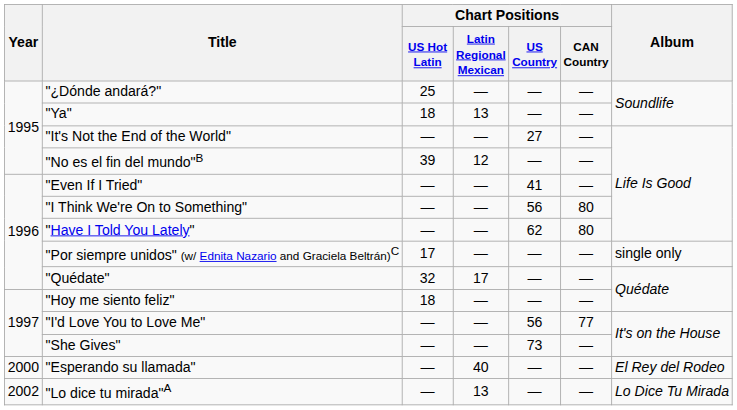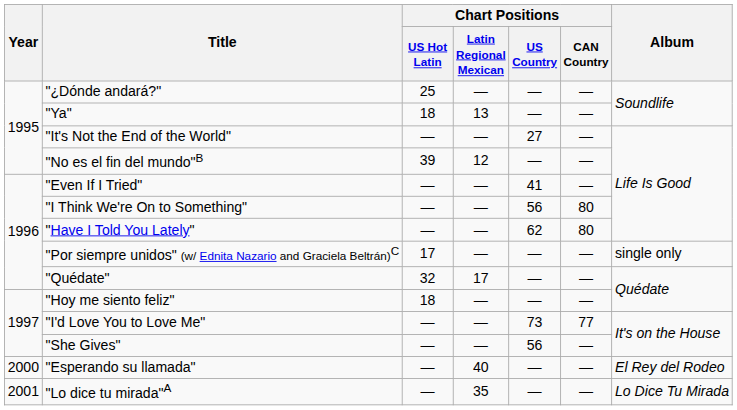(535, 322) 56 -> (535, 322) 73
(535, 345) 73 -> (535, 345) 56
(23, 391) 2002 -> (23, 391) 2001
(481, 391) 13 -> (481, 391) 35
